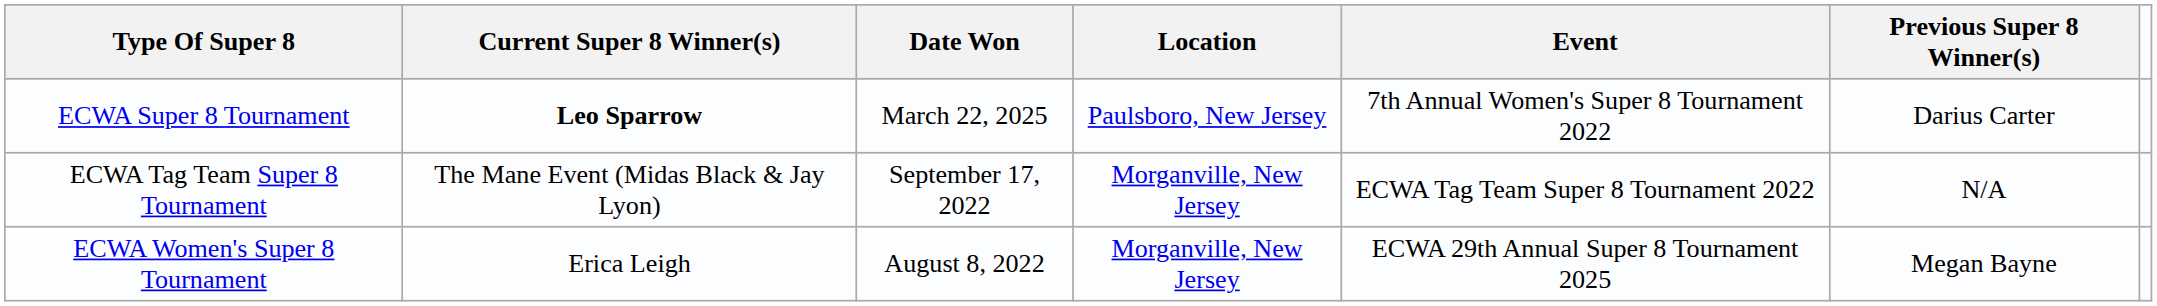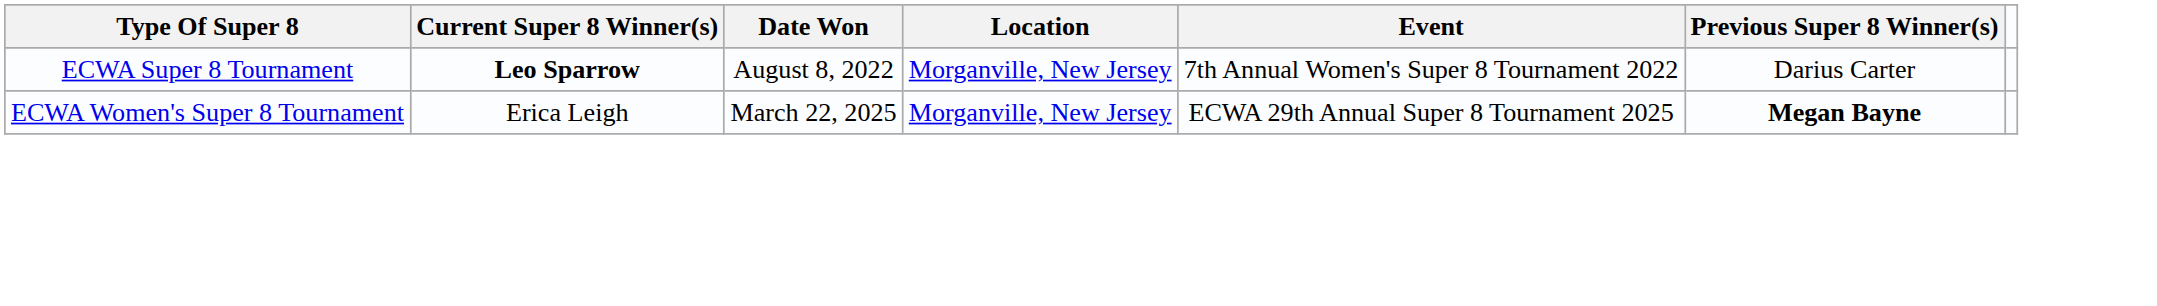(965, 115) March 22, 2025 -> (814, 69) August 8, 2022
(1207, 115) Paulsboro, New Jersey -> (1040, 69) Morganville, New Jersey
- row: (204, 189)
(965, 263) August 8, 2022 -> (814, 112) March 22, 2025
(1984, 263) normal -> (1845, 112) bold
